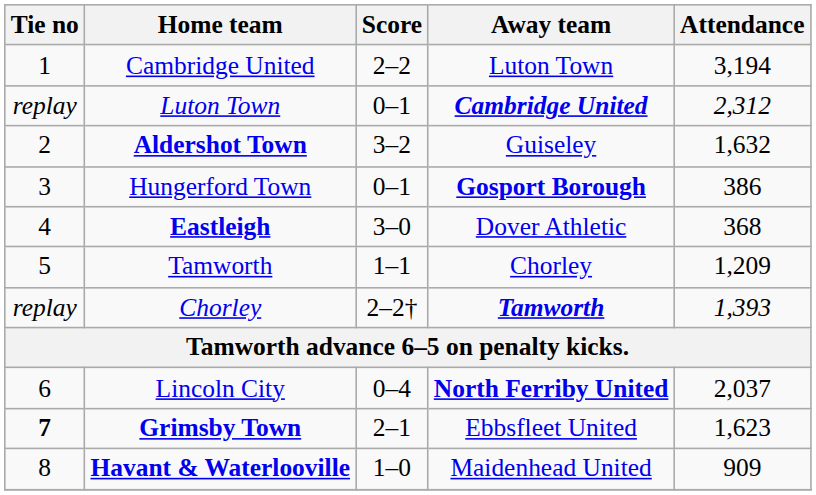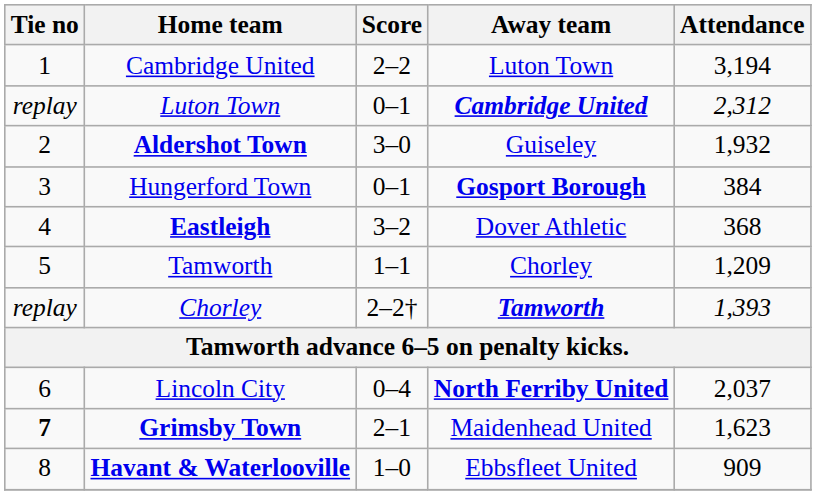(392, 145) 3–2 -> (392, 145) 3–0
(742, 145) 1,632 -> (742, 145) 1,932
(742, 186) 386 -> (742, 186) 384
(392, 226) 3–0 -> (392, 226) 3–2
(551, 428) Ebbsfleet United -> (551, 428) Maidenhead United
(551, 468) Maidenhead United -> (551, 468) Ebbsfleet United
